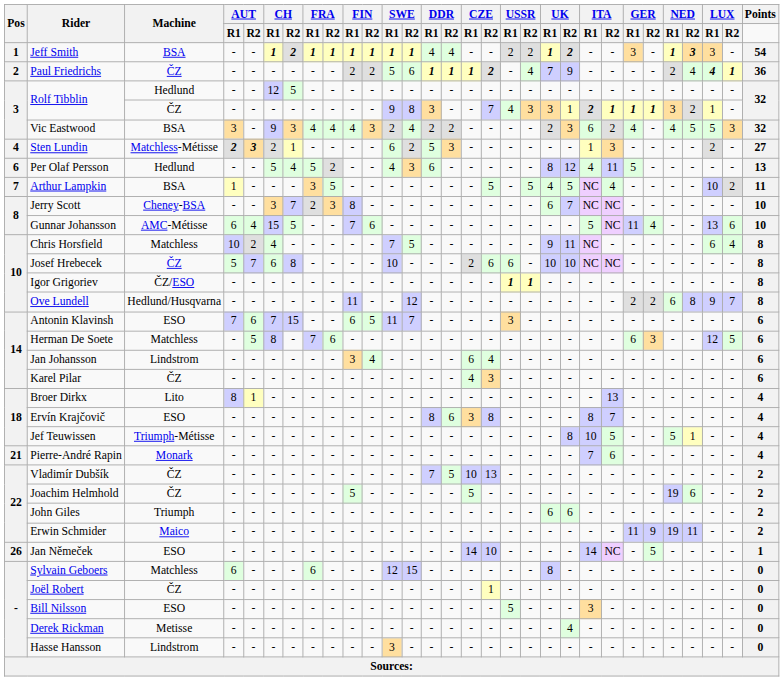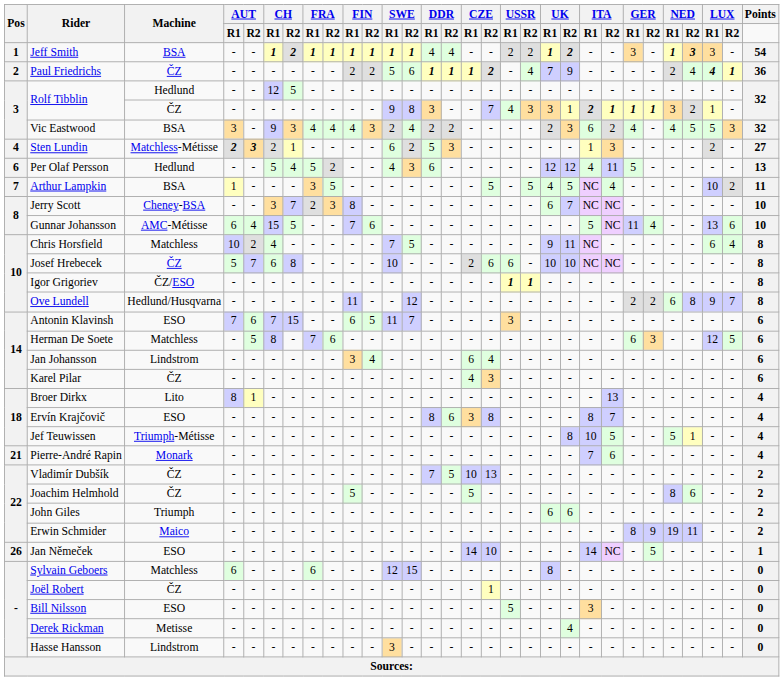(550, 167) 8 -> (550, 167) 12
(673, 493) 19 -> (673, 493) 8
(633, 532) 11 -> (633, 532) 8
